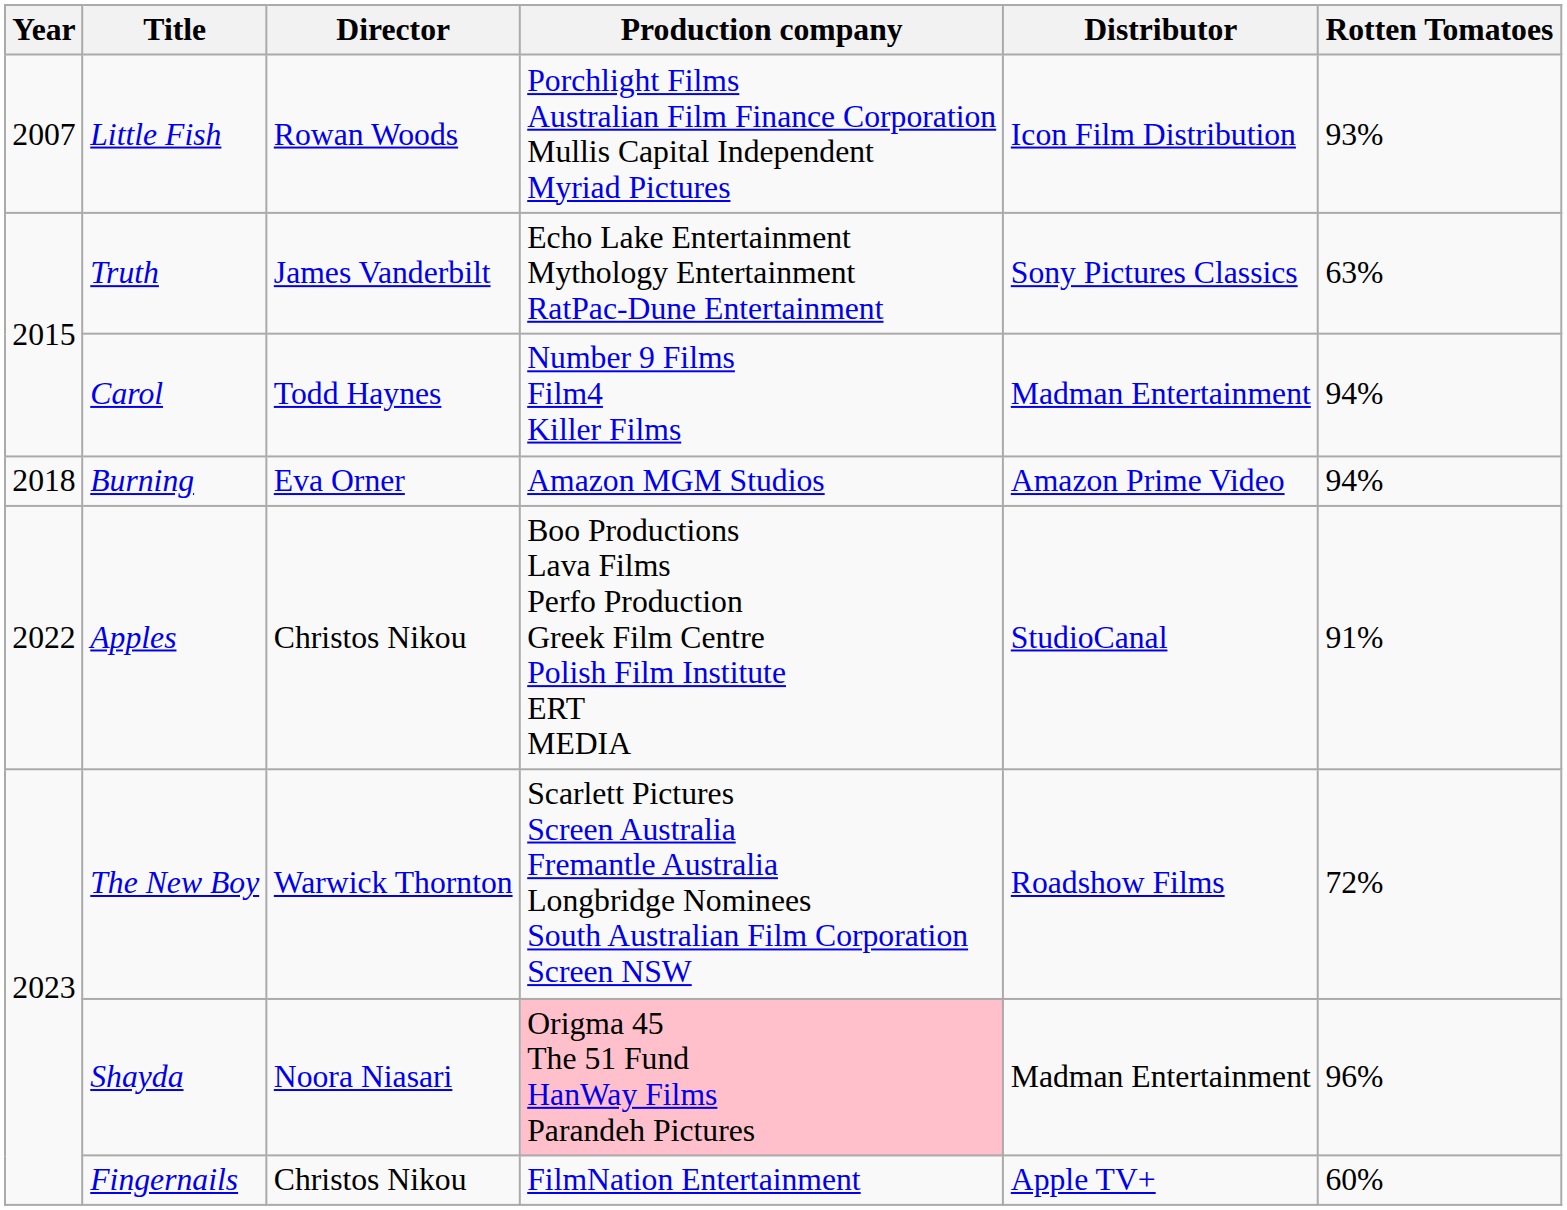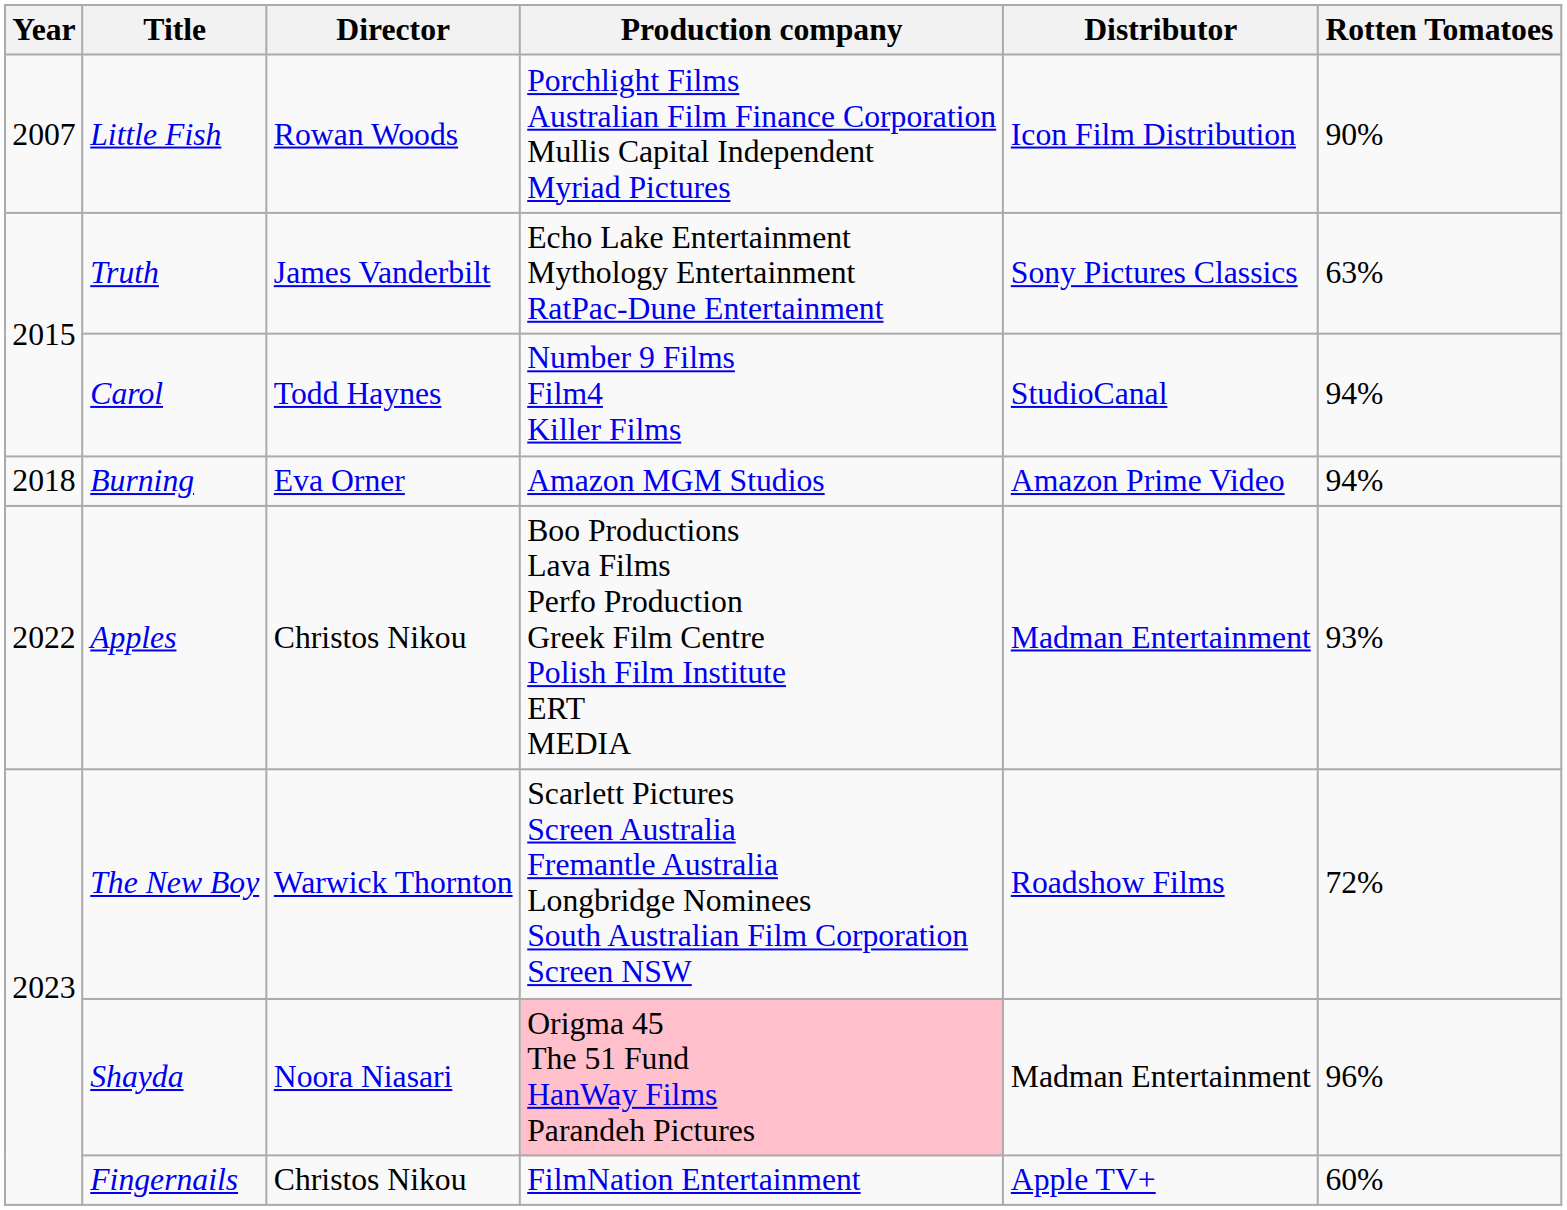(1354, 133) 93% -> (1354, 133) 90%
(1161, 394) Madman Entertainment -> (1089, 394) StudioCanal
(1089, 637) StudioCanal -> (1161, 637) Madman Entertainment
(1354, 637) 91% -> (1354, 637) 93%
